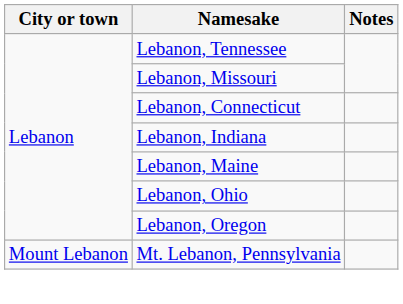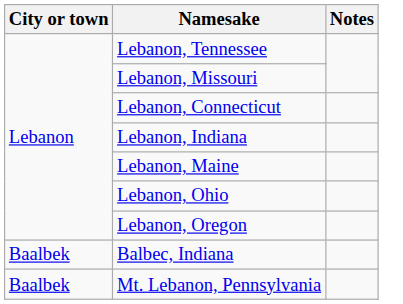+ row: (175, 254)
(68, 254) Mount Lebanon -> (39, 284) Baalbek
